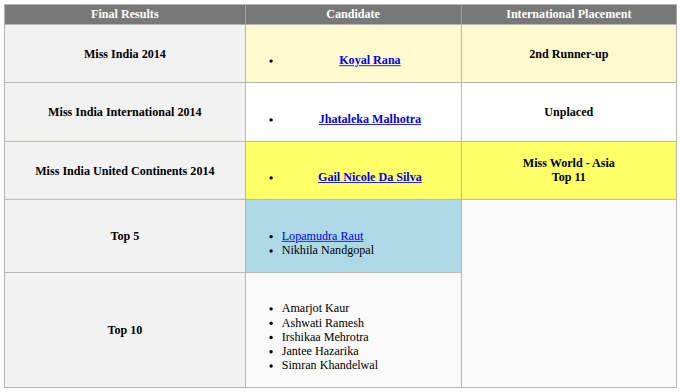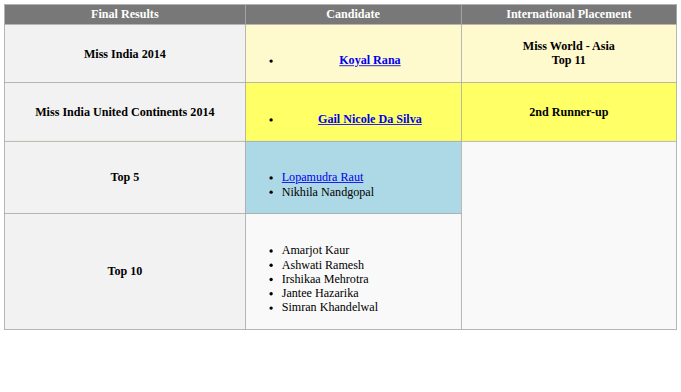(569, 54) 2nd Runner-up -> (569, 54) Miss World - Asia Top 11
- row: (125, 112)
(569, 170) Miss World - Asia Top 11 -> (569, 112) 2nd Runner-up
